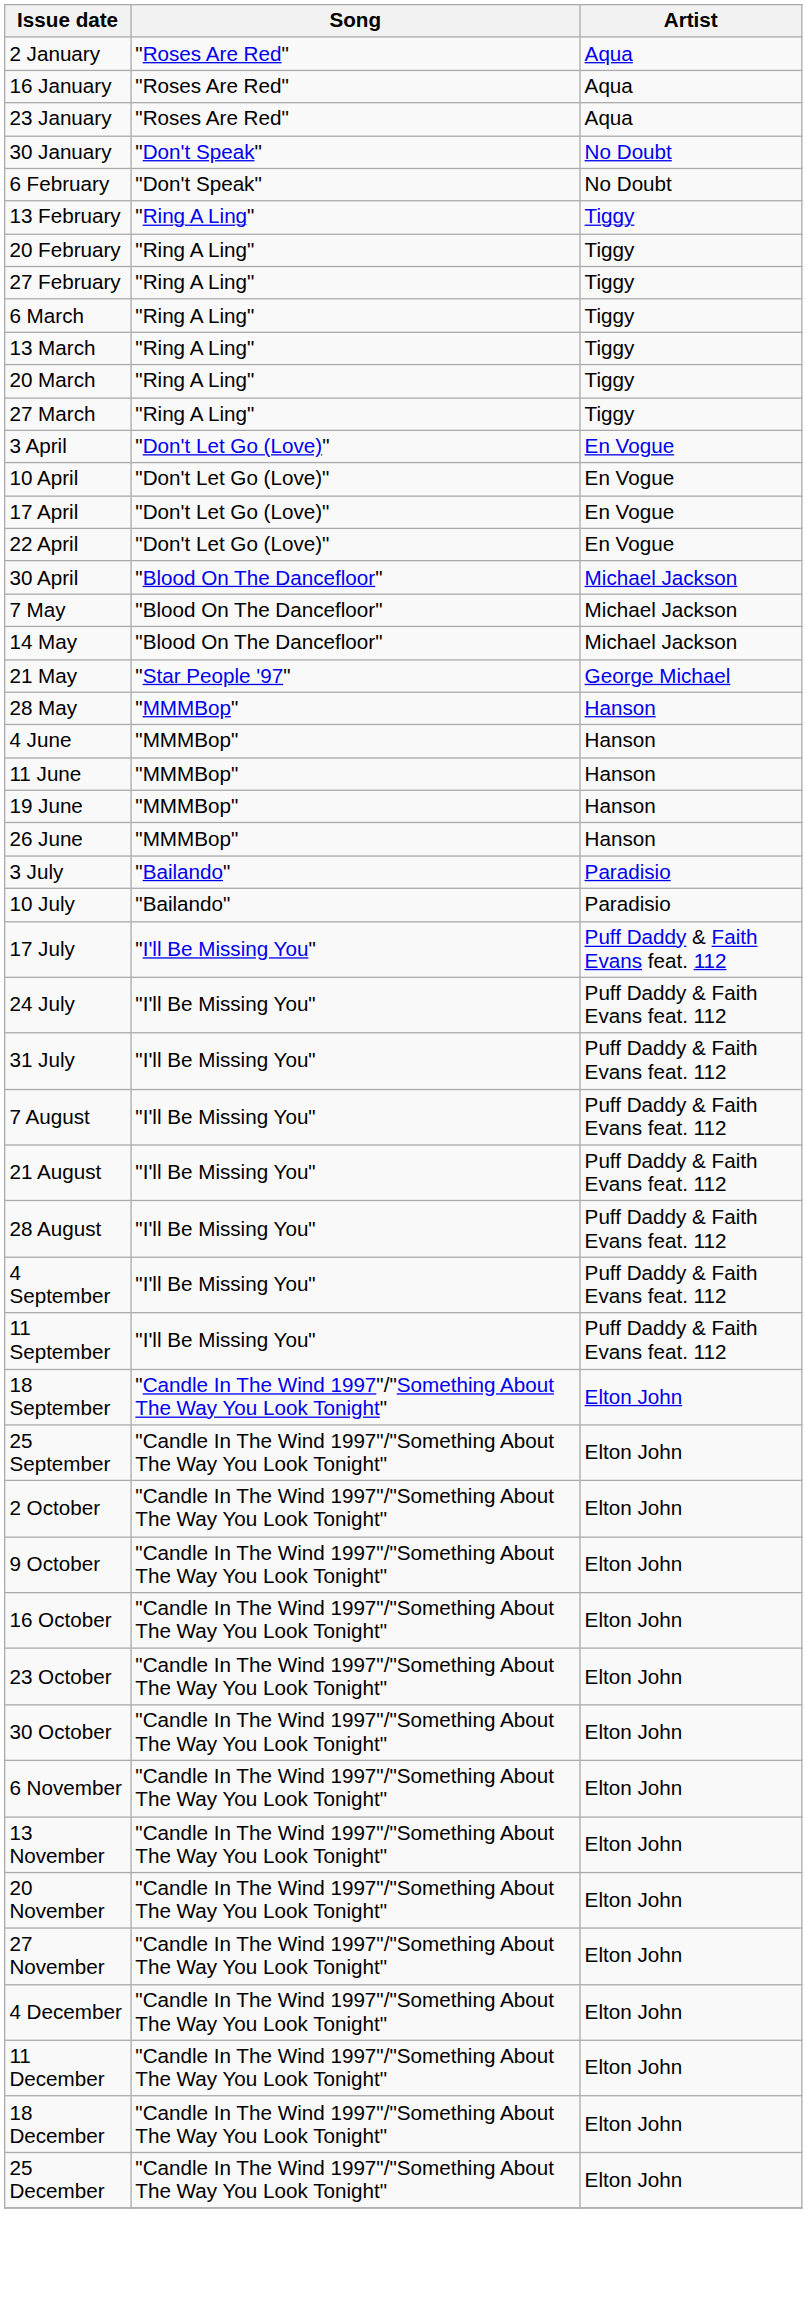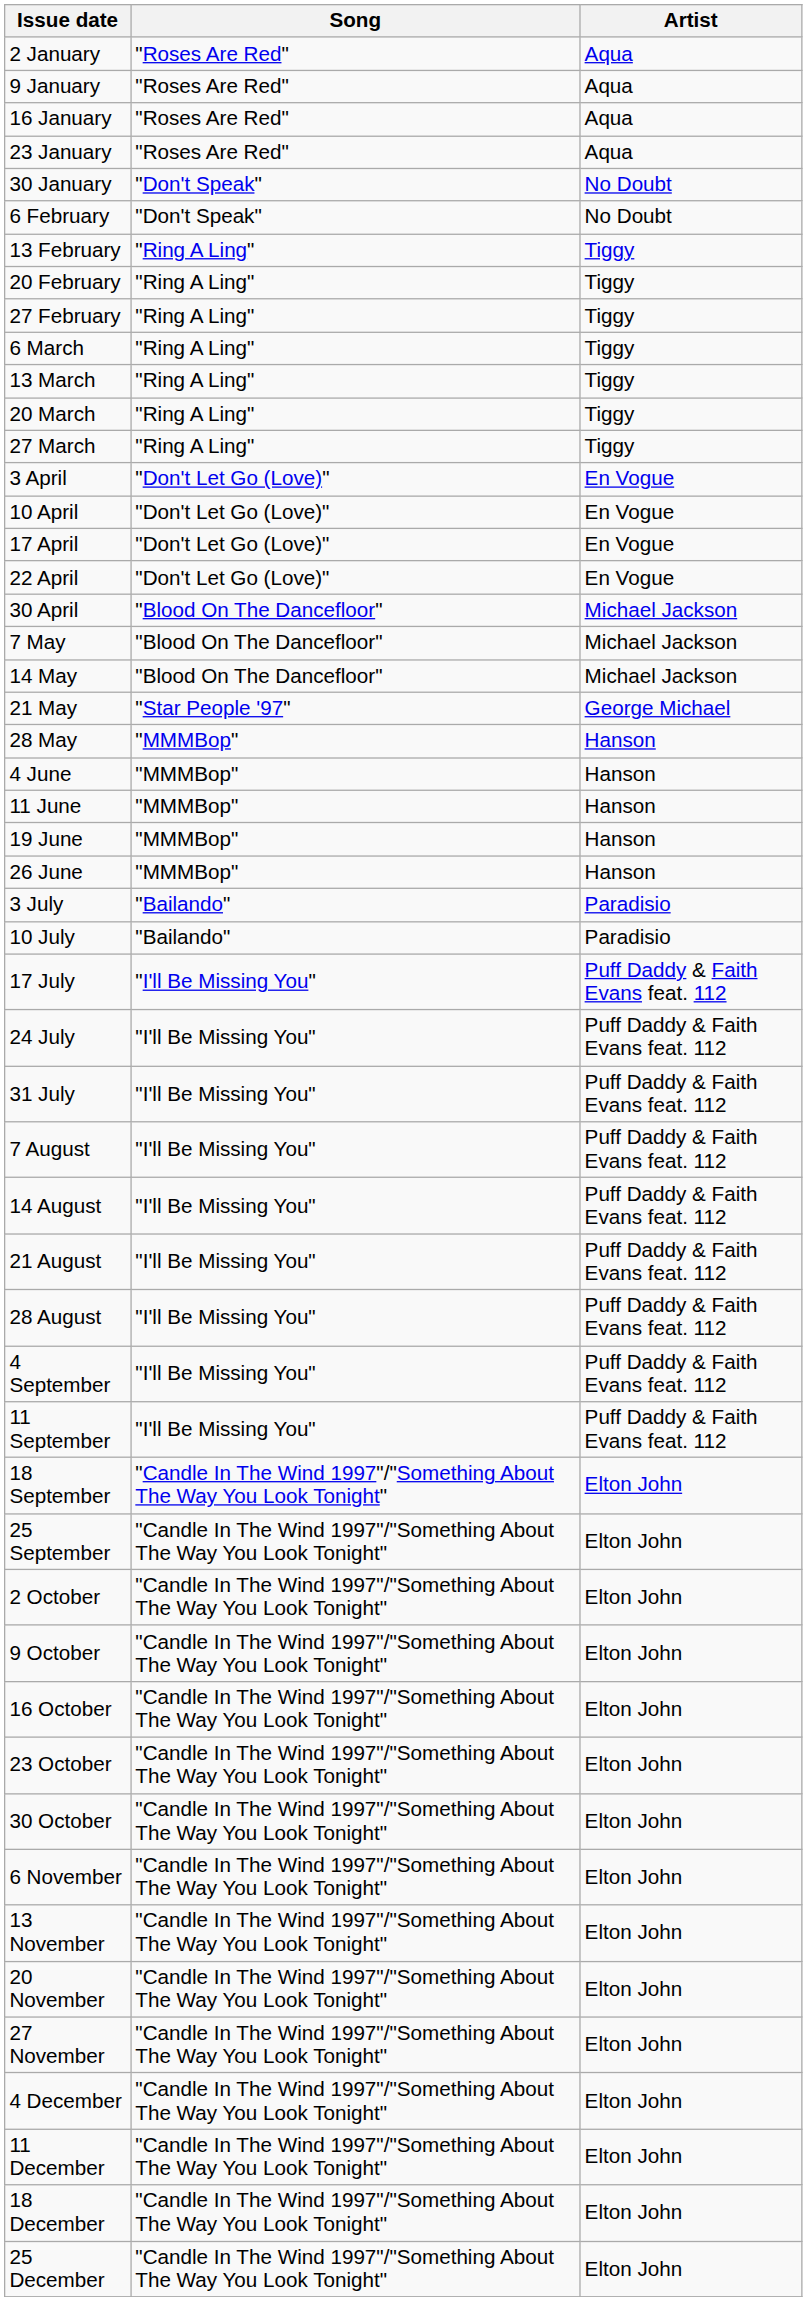+ row: (55, 86)
+ row: (55, 1205)
